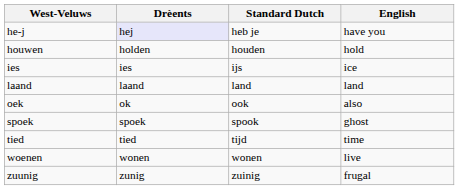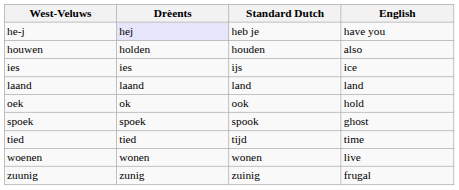(354, 49) hold -> (353, 49) also
(353, 103) also -> (354, 103) hold
